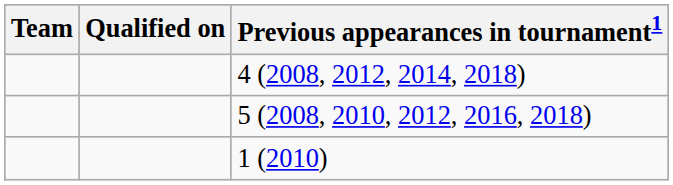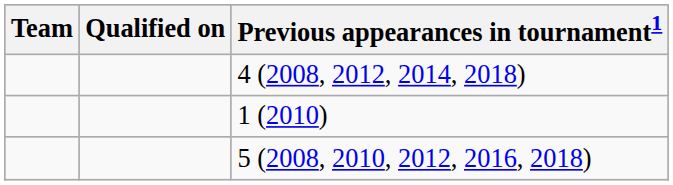rows swapped: (415, 116) <-> (283, 158)
